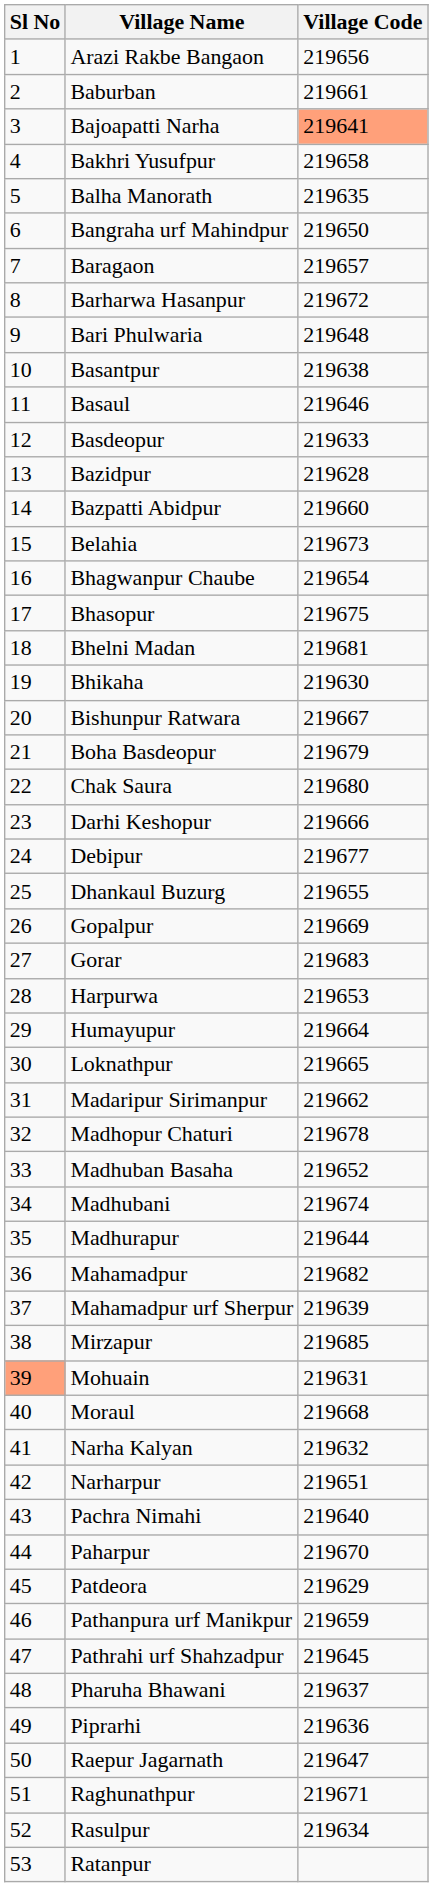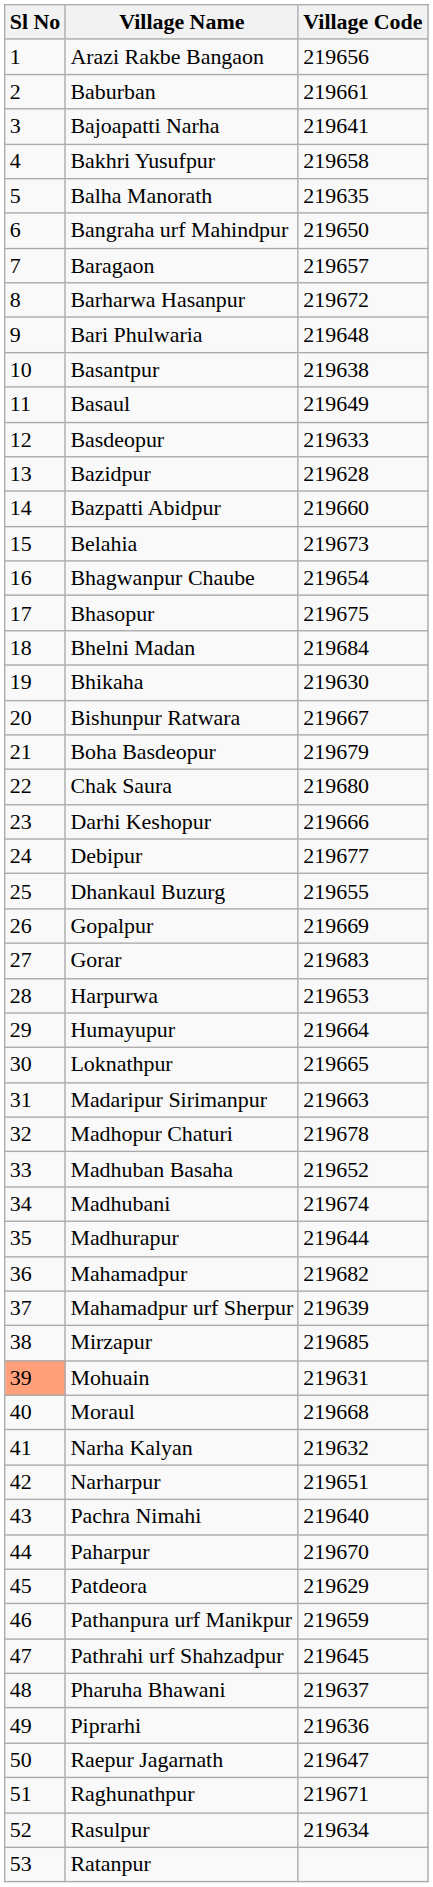(336, 126) lightsalmon background -> (336, 126) no background
(336, 404) 219646 -> (336, 404) 219649
(336, 647) 219681 -> (336, 647) 219684
(336, 1099) 219662 -> (336, 1099) 219663
